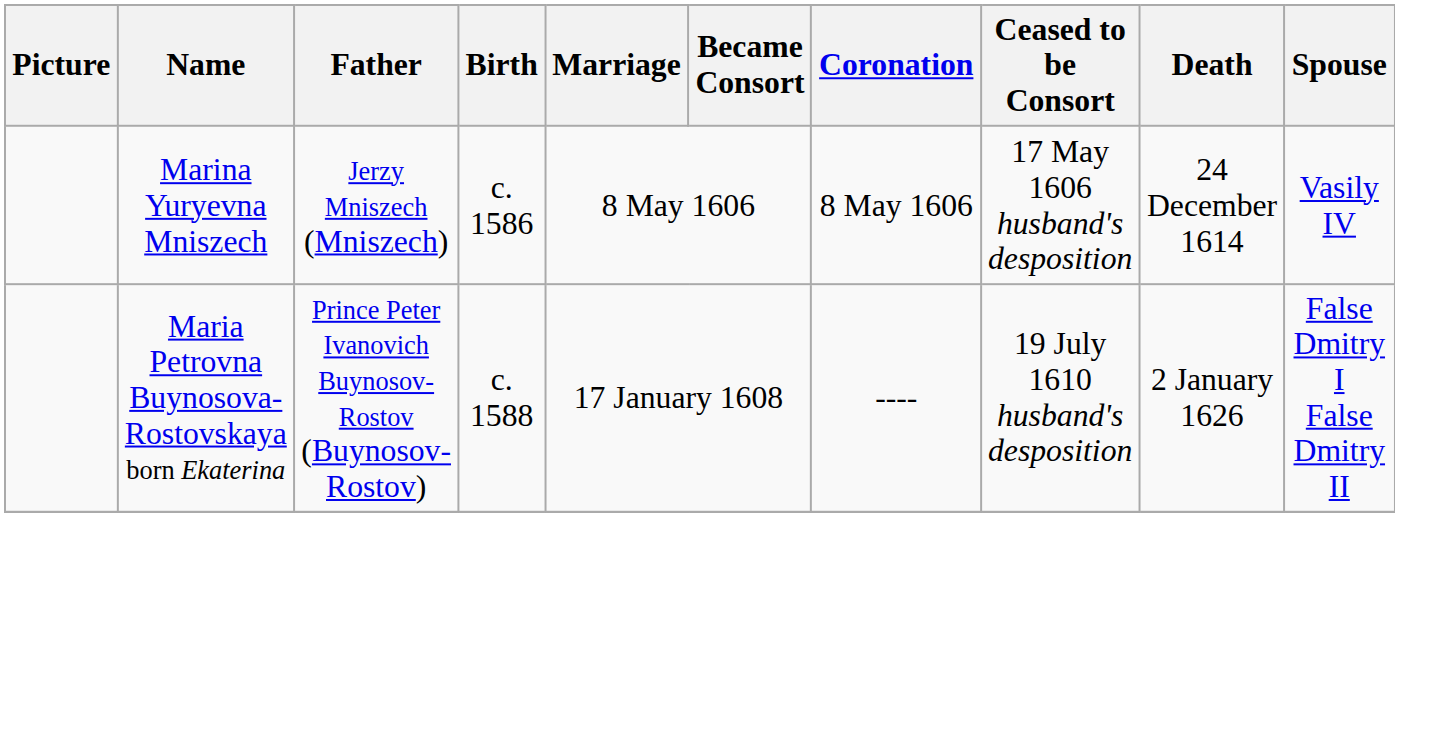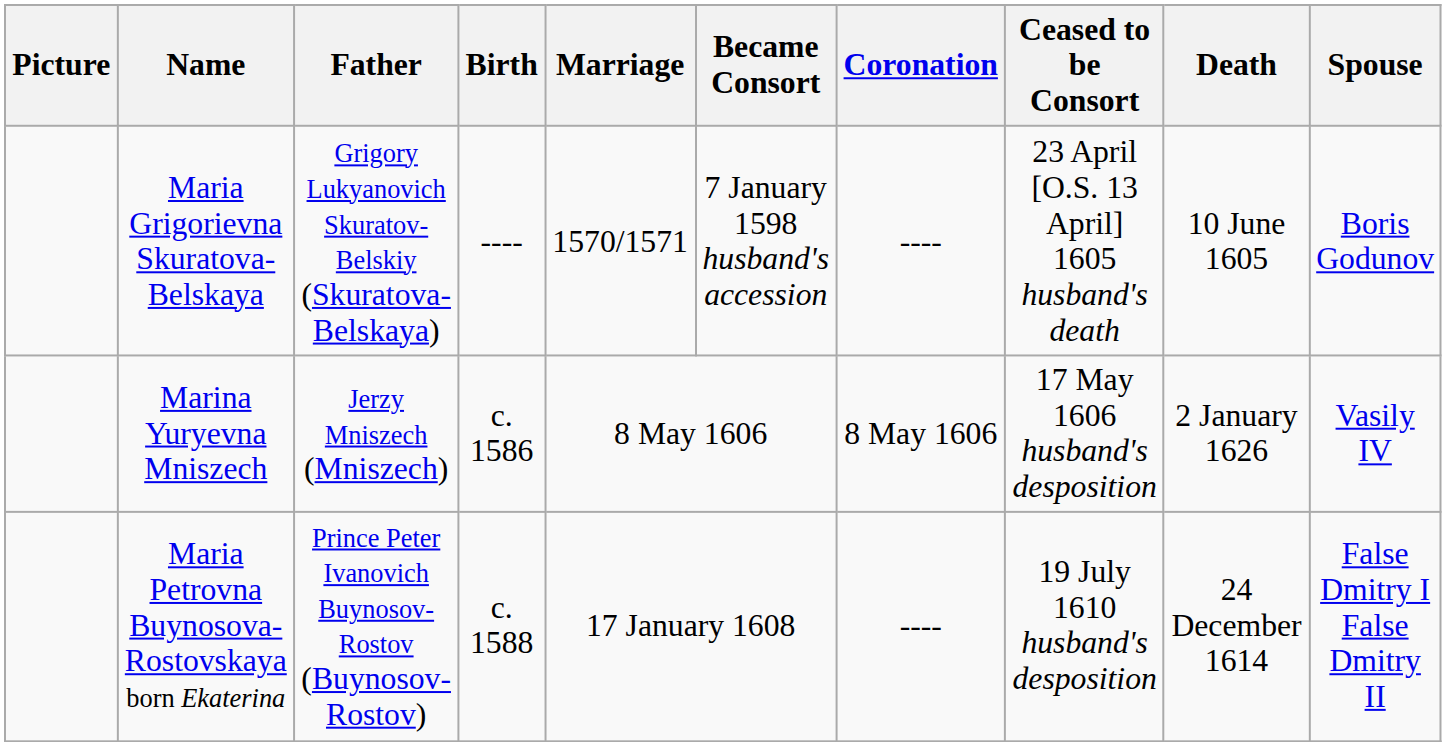+ row: (206, 240)
(1212, 204) 24 December 1614 -> (1237, 433) 2 January 1626
(1212, 397) 2 January 1626 -> (1237, 625) 24 December 1614
